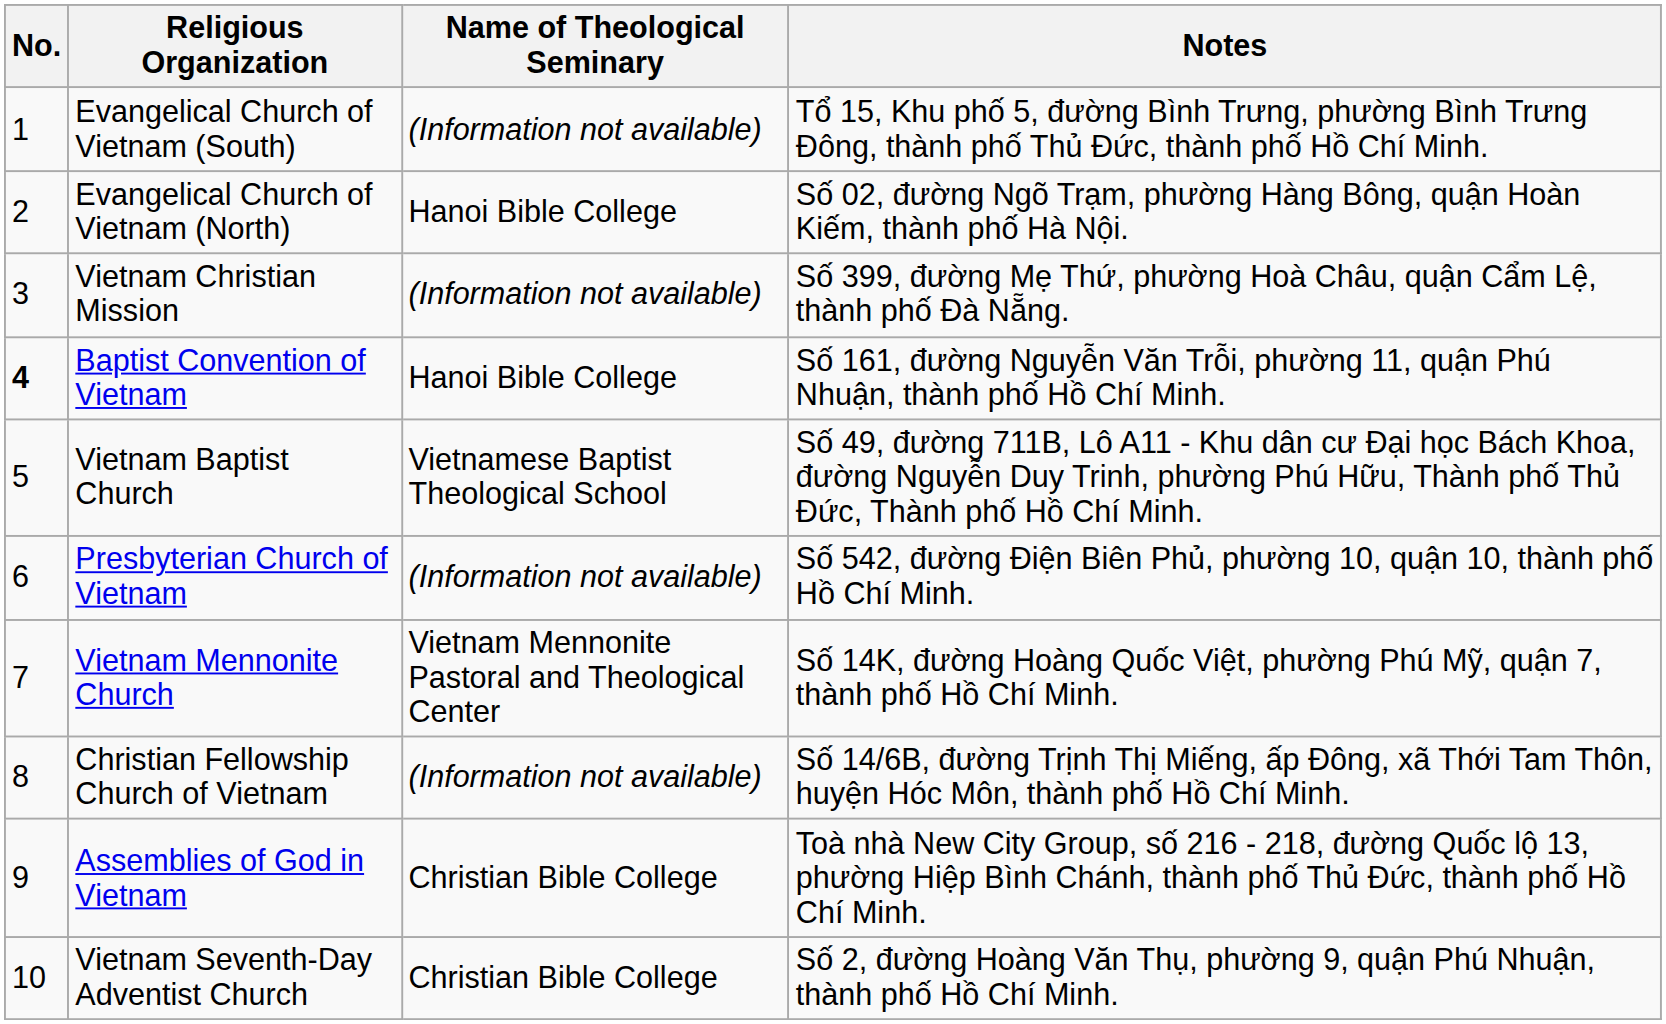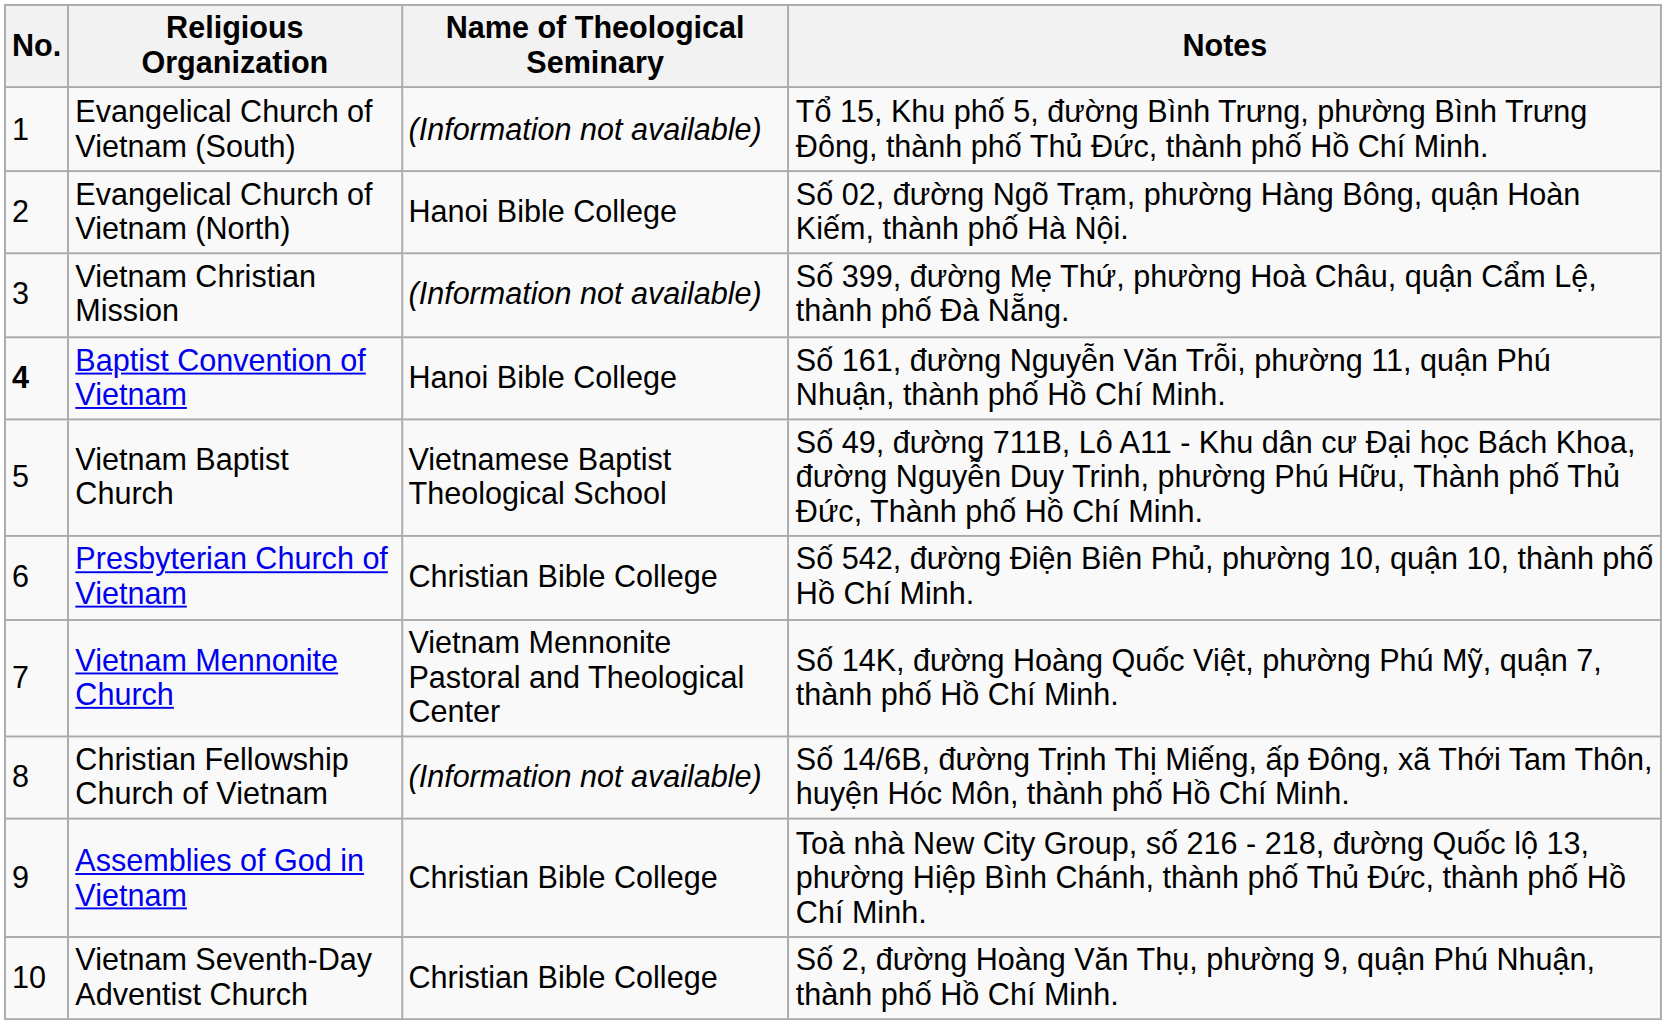(585, 577) (Information not available) -> (563, 577) Christian Bible College
